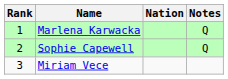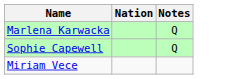- column: (20, 13)
